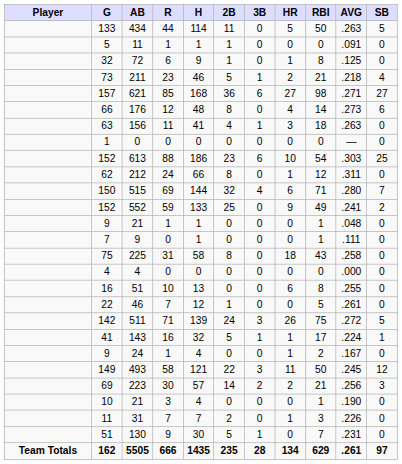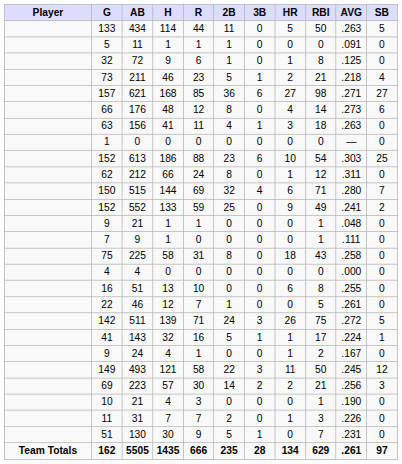columns swapped: (168, 12) <-> (199, 12)
